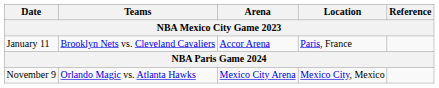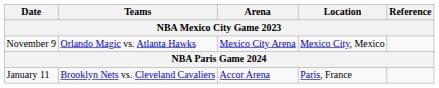rows swapped: (31, 75) <-> (28, 43)
